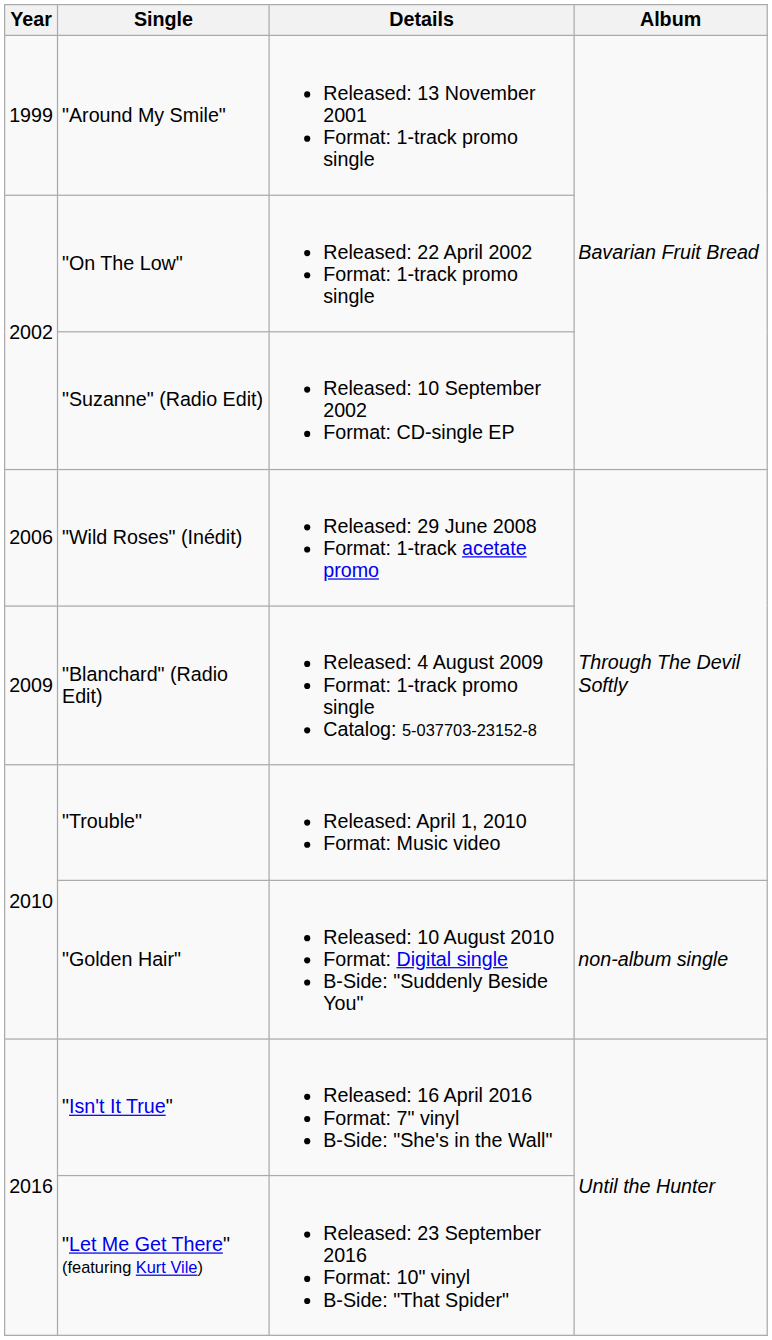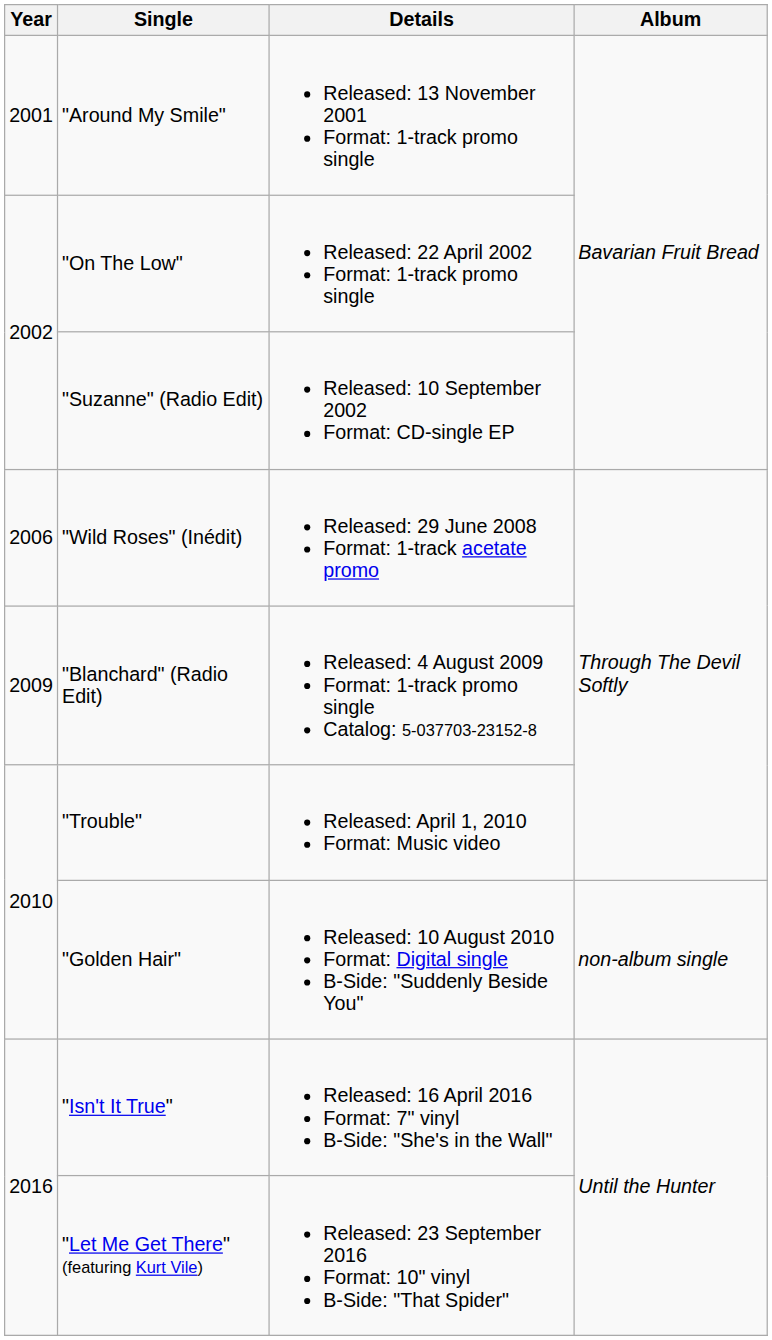(31, 115) 1999 -> (31, 115) 2001
